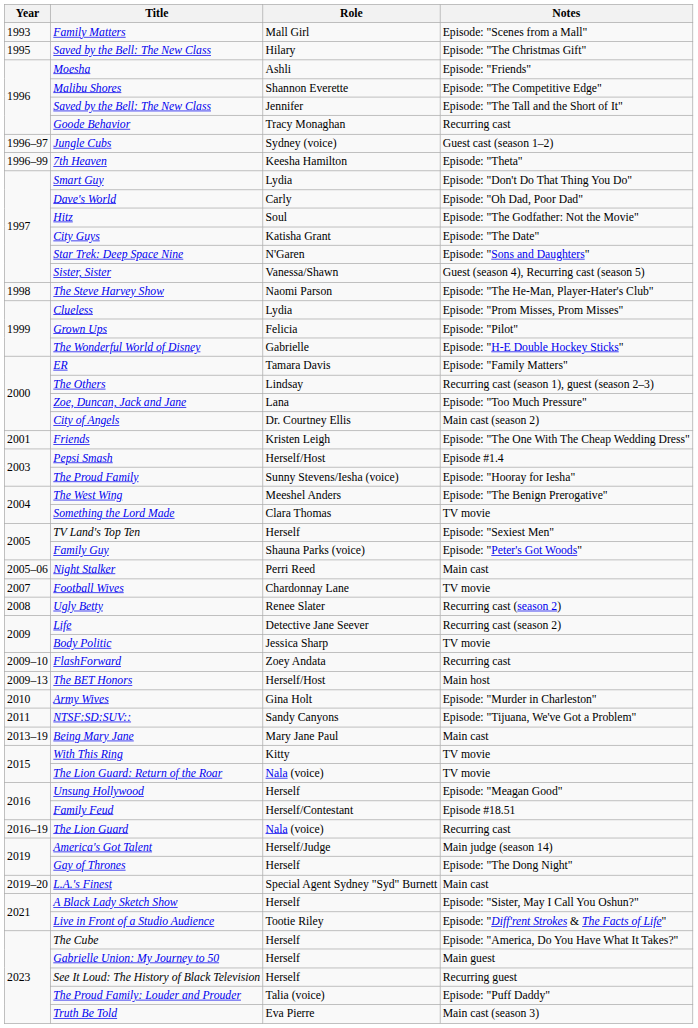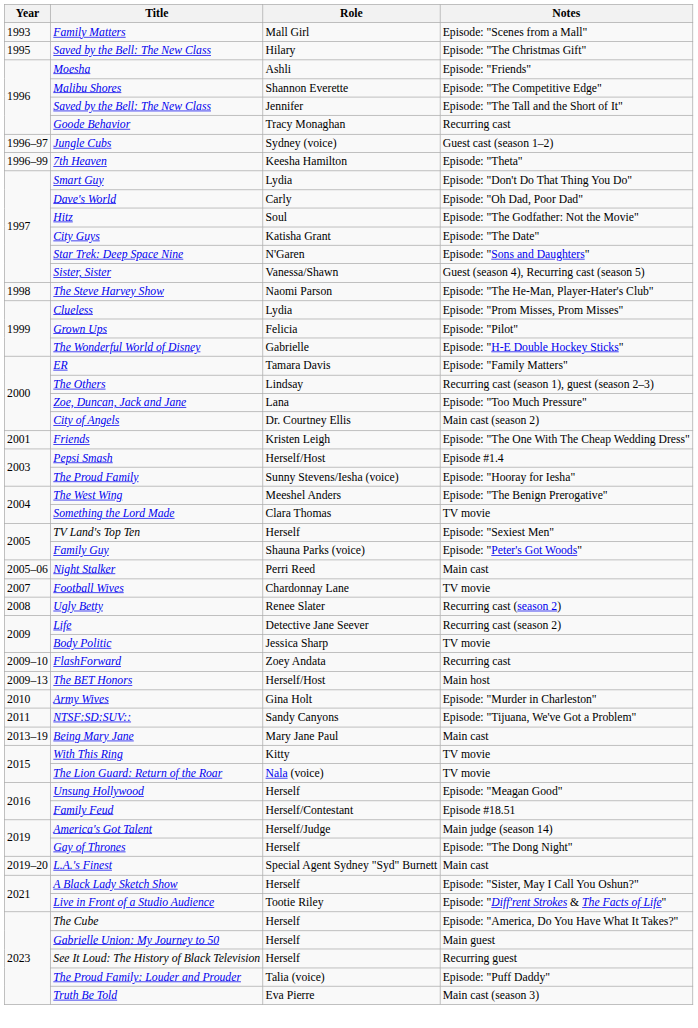- row: (91, 828)
